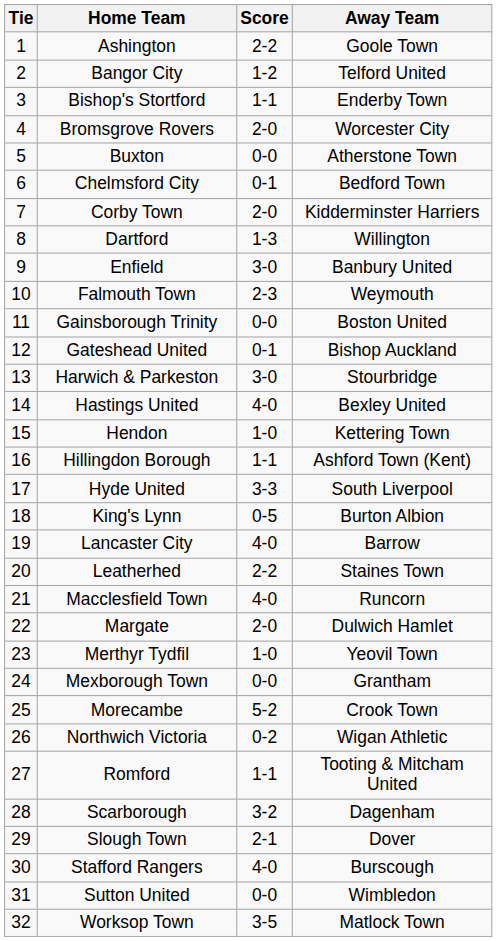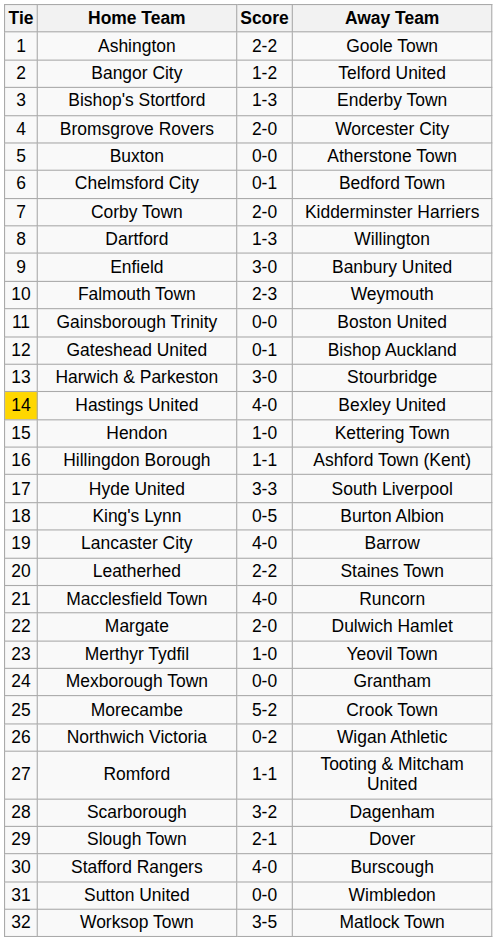(265, 101) 1-1 -> (265, 101) 1-3
(21, 405) no background -> (21, 405) gold background
